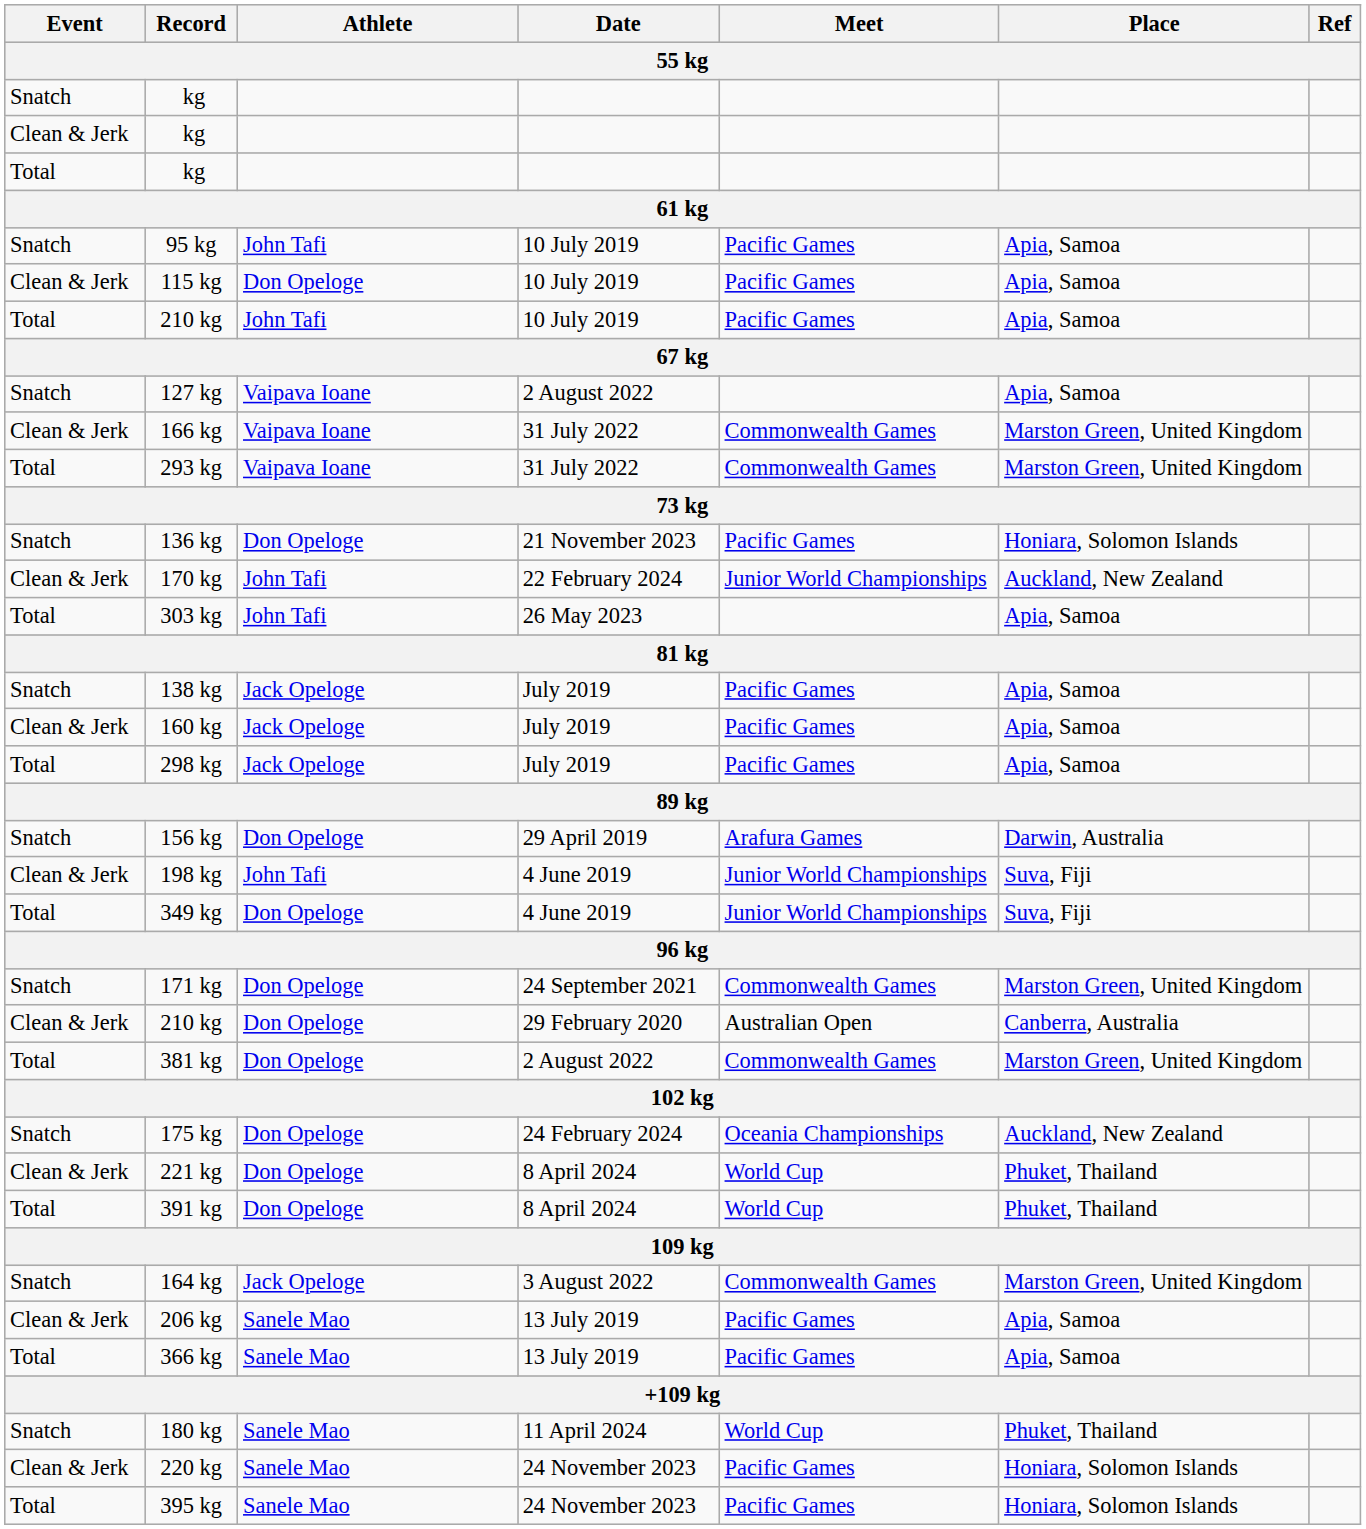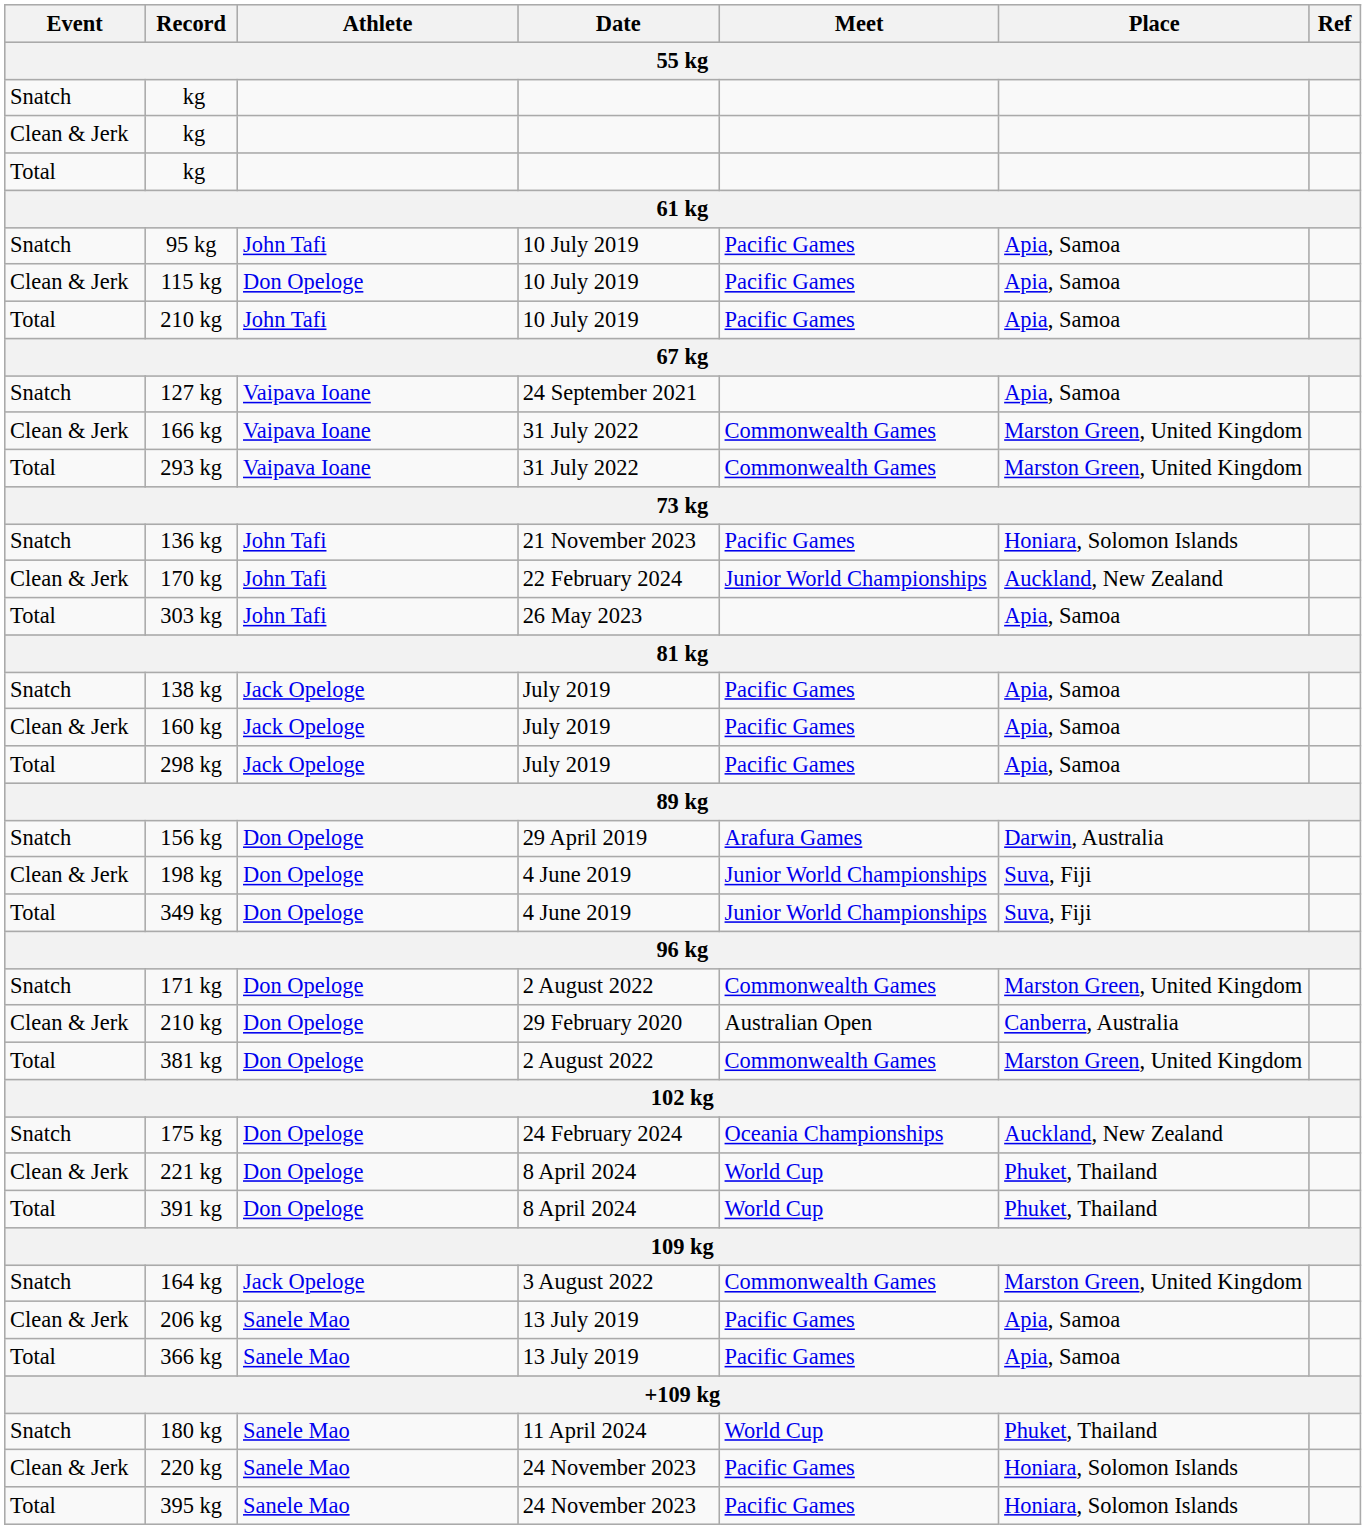(588, 393) 2 August 2022 -> (610, 393) 24 September 2021
(303, 542) Don Opeloge -> (285, 542) John Tafi
(285, 875) John Tafi -> (303, 875) Don Opeloge
(610, 986) 24 September 2021 -> (588, 986) 2 August 2022
